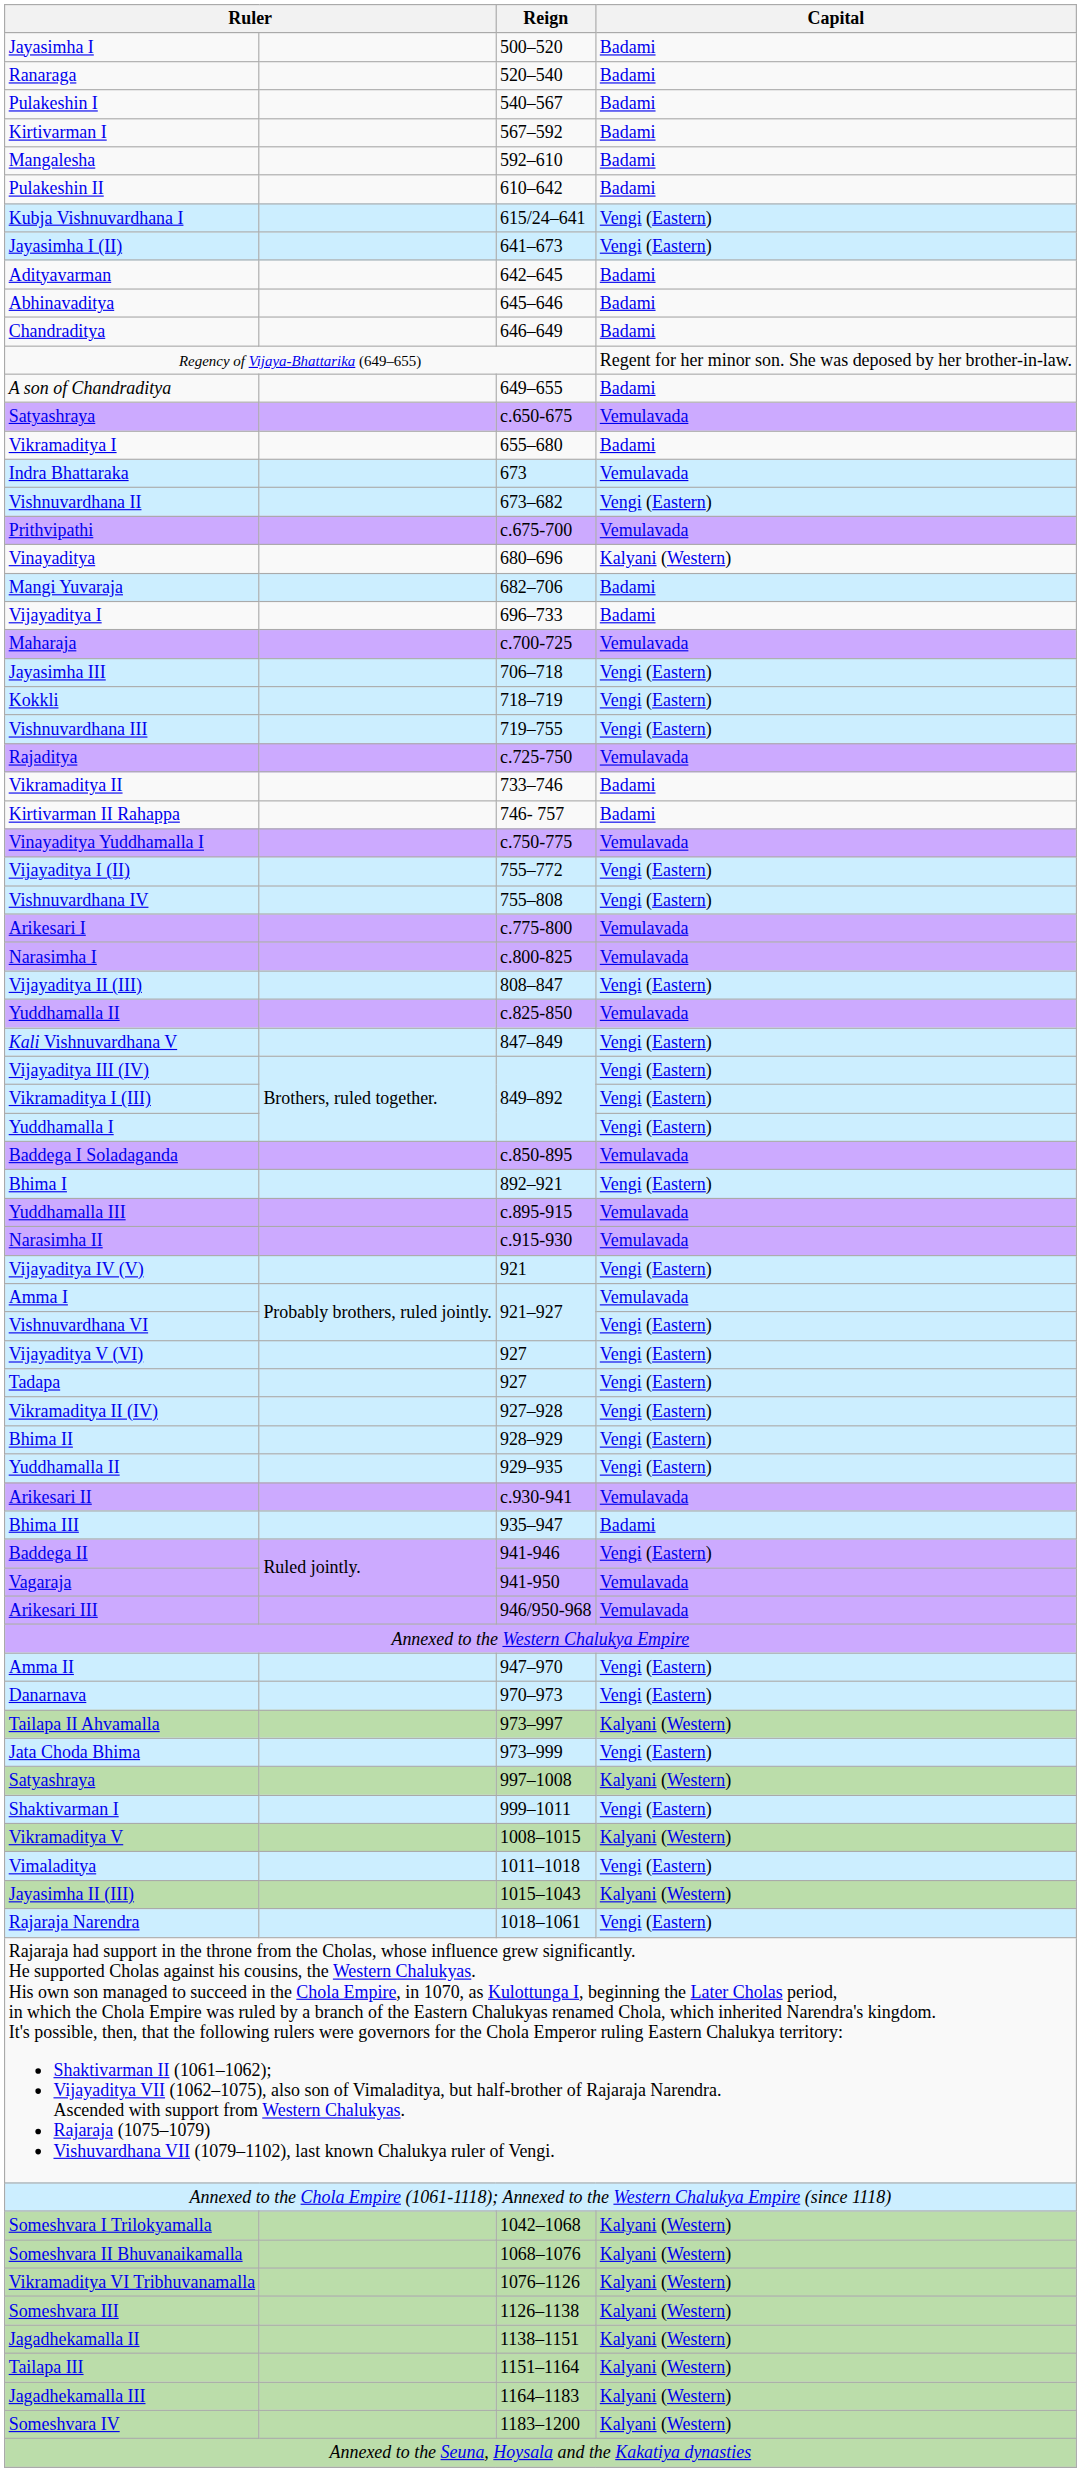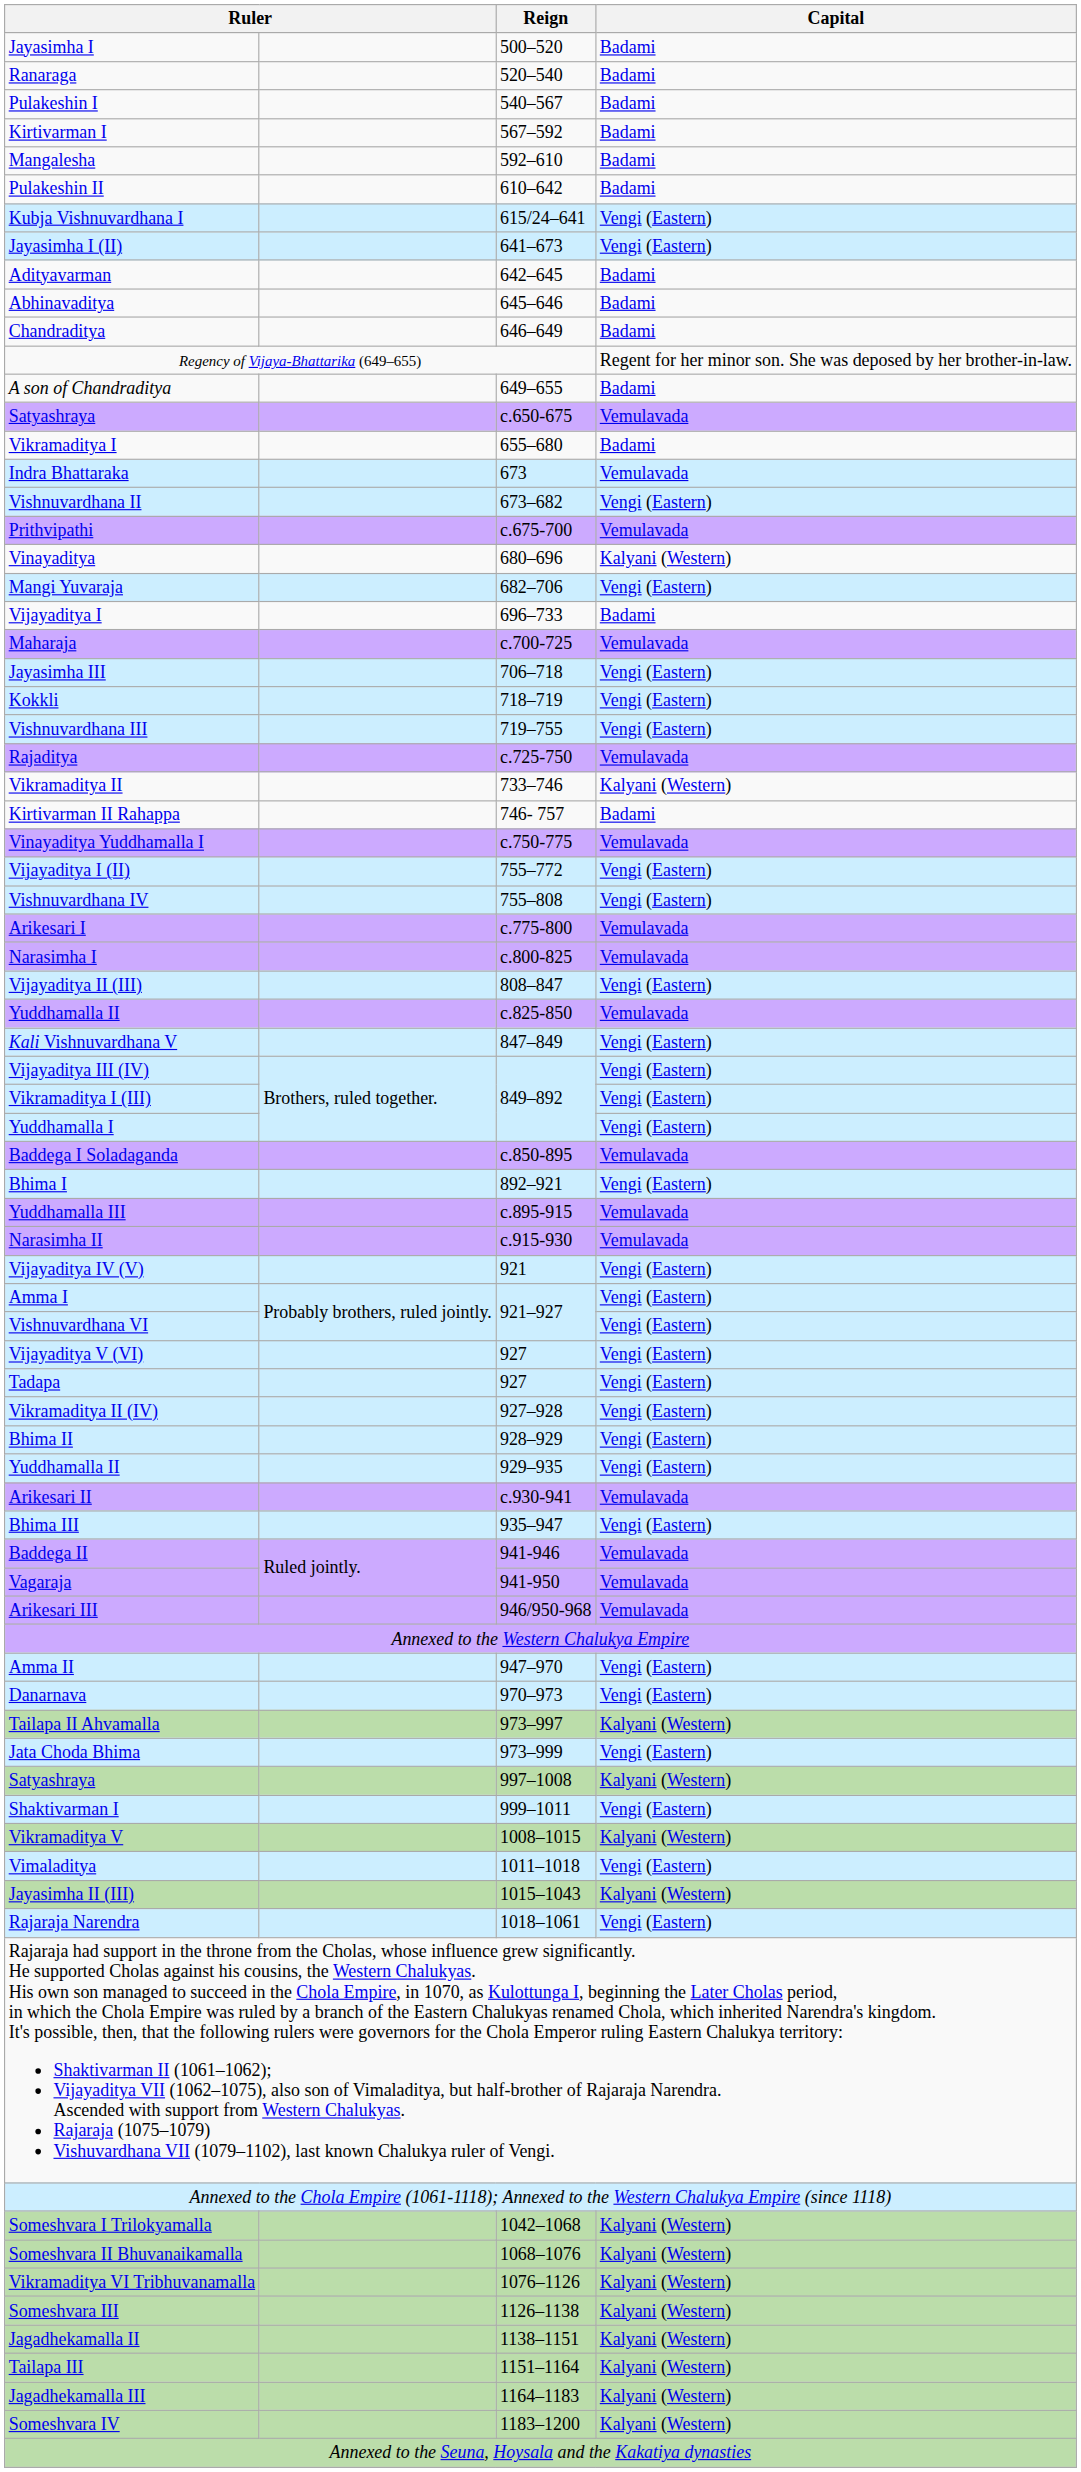(628, 587) Badami -> (656, 587) Vengi (Eastern)
(628, 786) Badami -> (666, 786) Kalyani (Western)
(644, 1297) Vemulavada -> (656, 1297) Vengi (Eastern)
(628, 1524) Badami -> (656, 1524) Vengi (Eastern)
(656, 1553) Vengi (Eastern) -> (644, 1553) Vemulavada
